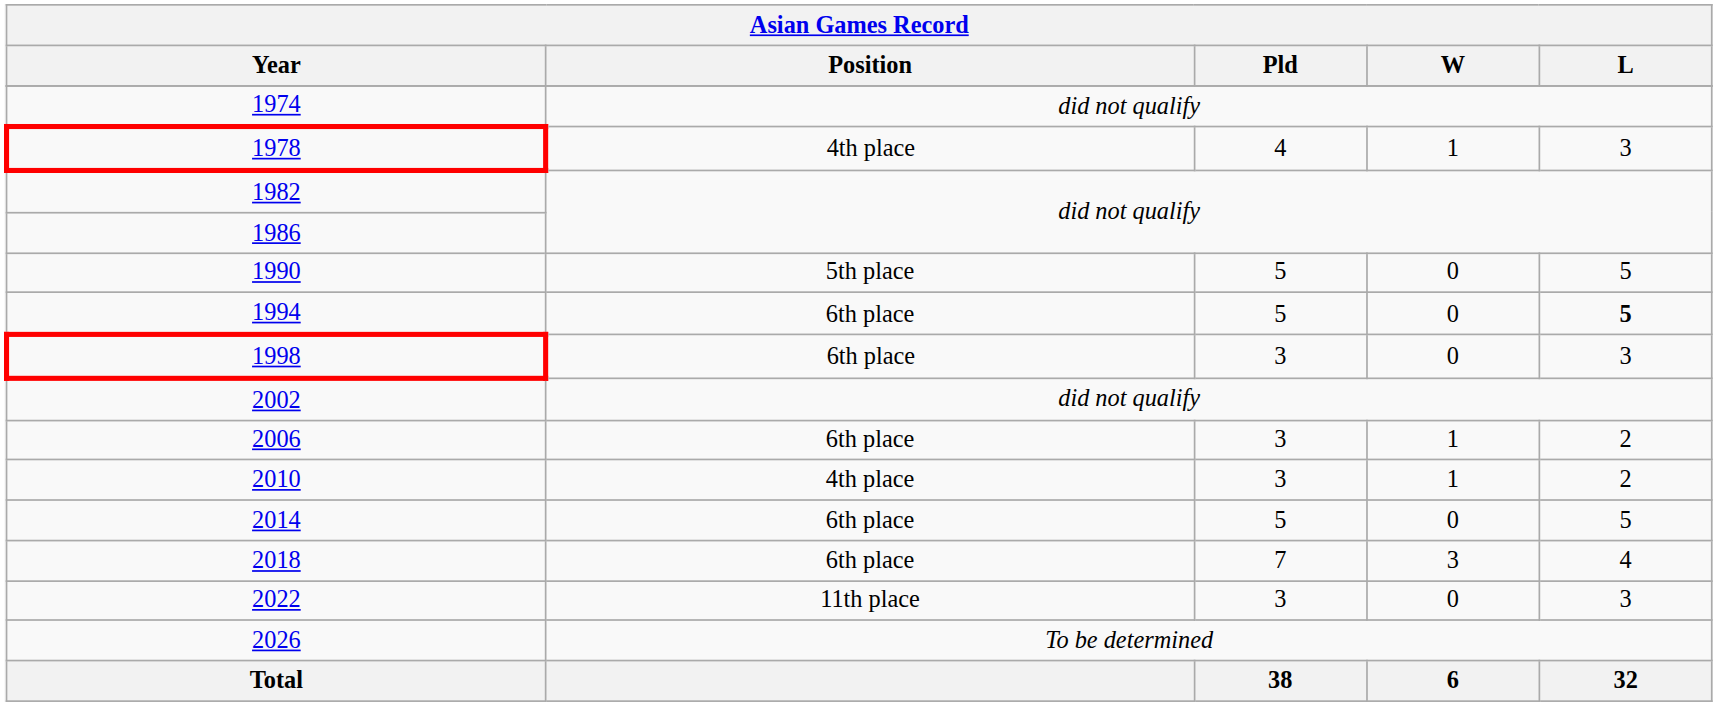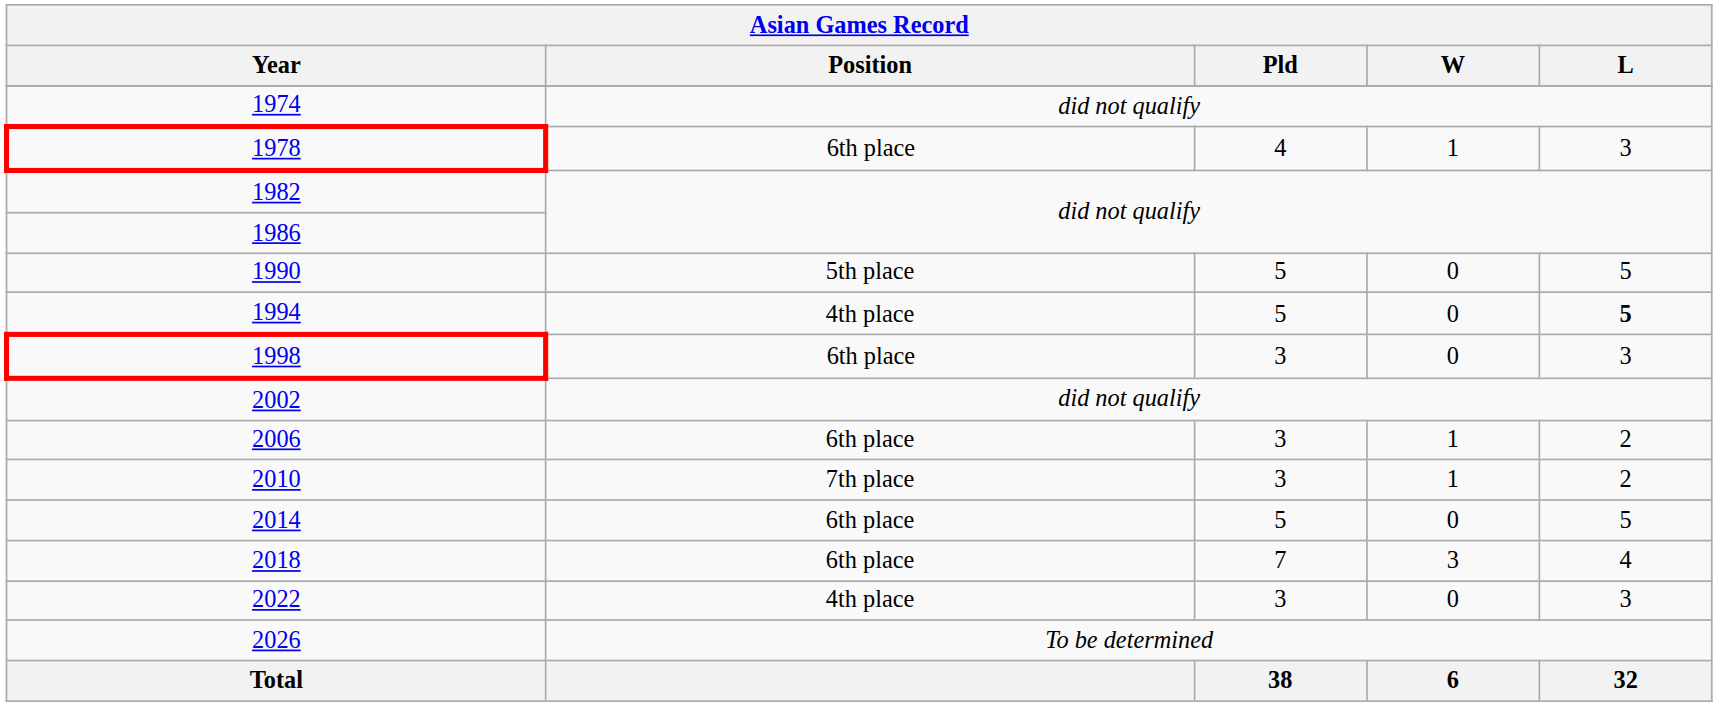(871, 148) 4th place -> (871, 148) 6th place
(870, 313) 6th place -> (870, 313) 4th place
(870, 479) 4th place -> (870, 479) 7th place
(870, 600) 11th place -> (870, 600) 4th place
